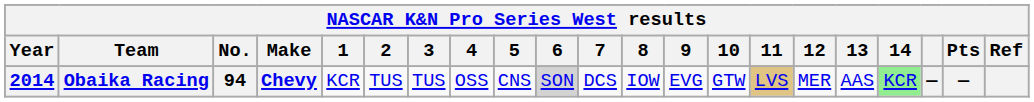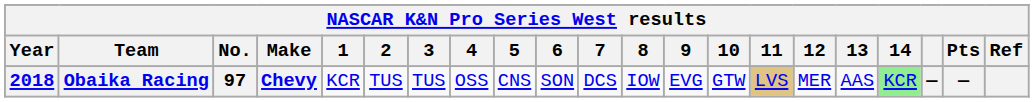(32, 81) 2014 -> (32, 81) 2018
(235, 81) 94 -> (235, 81) 97
(557, 81) lightgrey background -> (557, 81) no background
